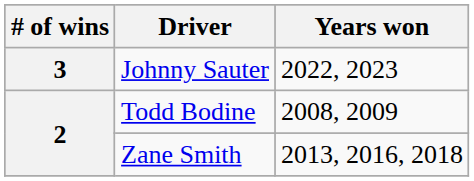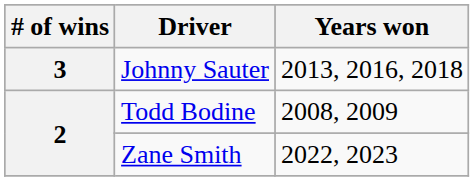(340, 68) 2022, 2023 -> (372, 68) 2013, 2016, 2018
(372, 154) 2013, 2016, 2018 -> (340, 154) 2022, 2023
